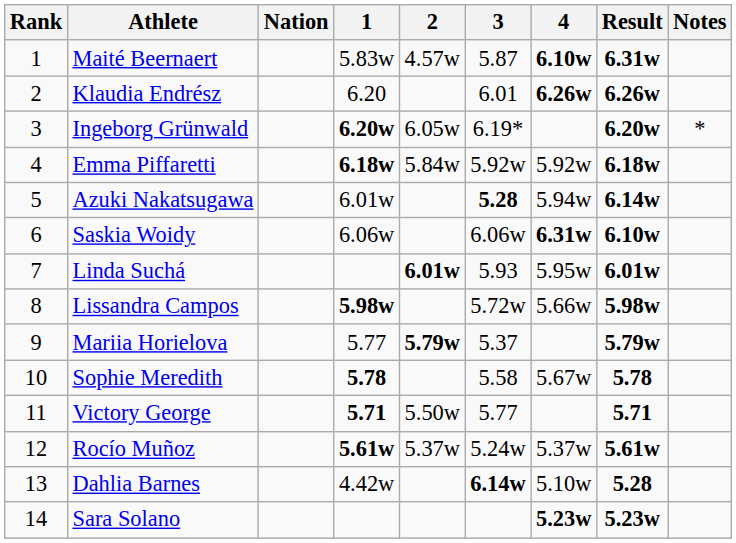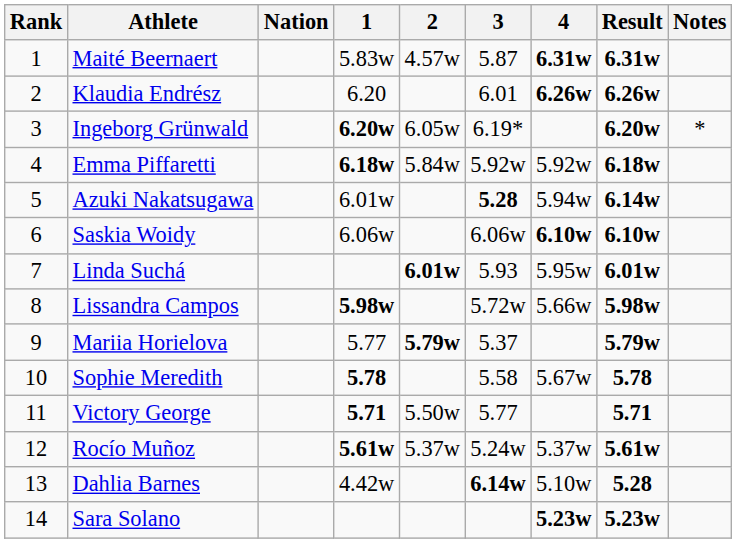(564, 57) 6.10w -> (564, 57) 6.31w
(564, 235) 6.31w -> (564, 235) 6.10w
